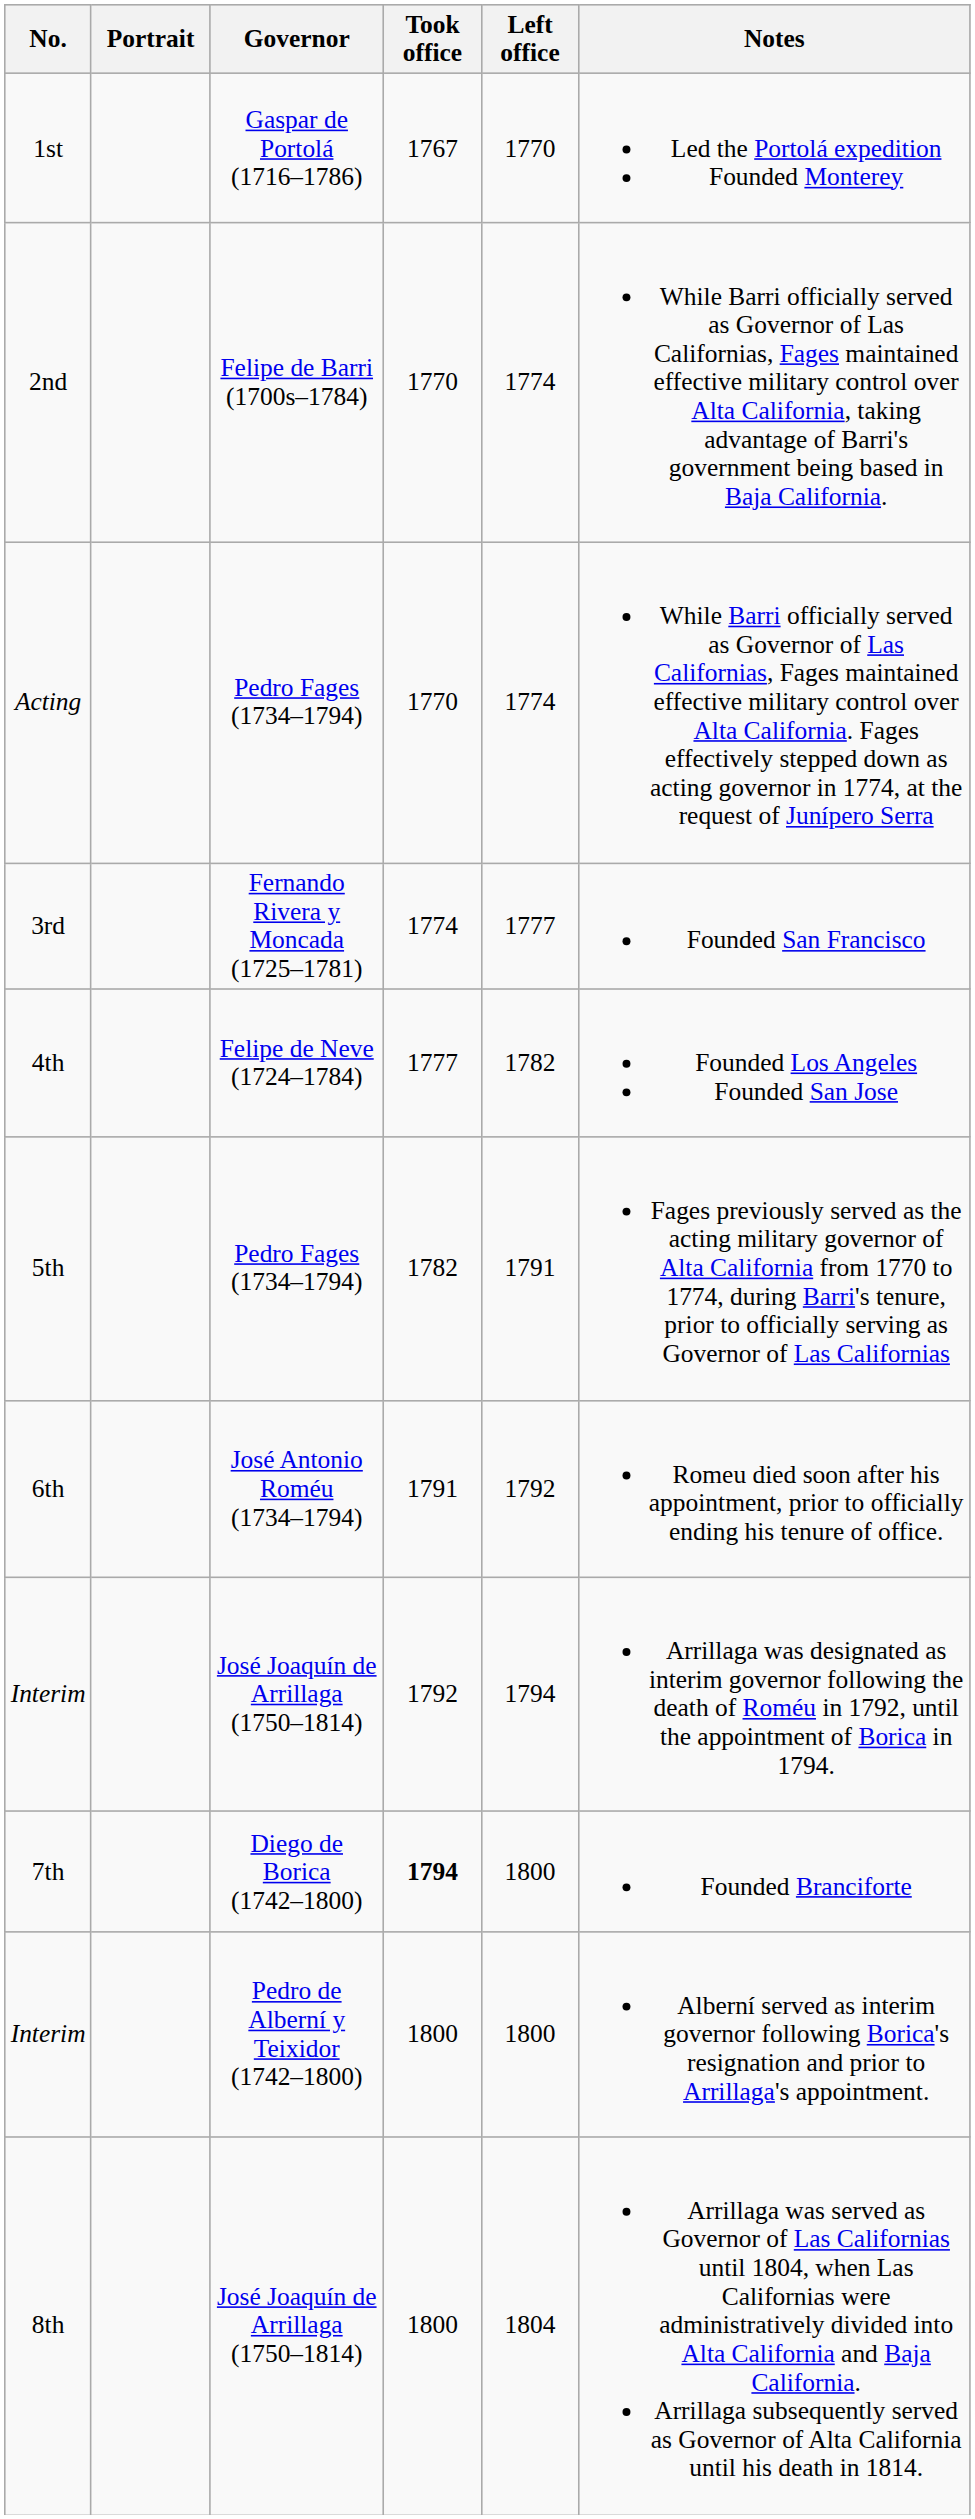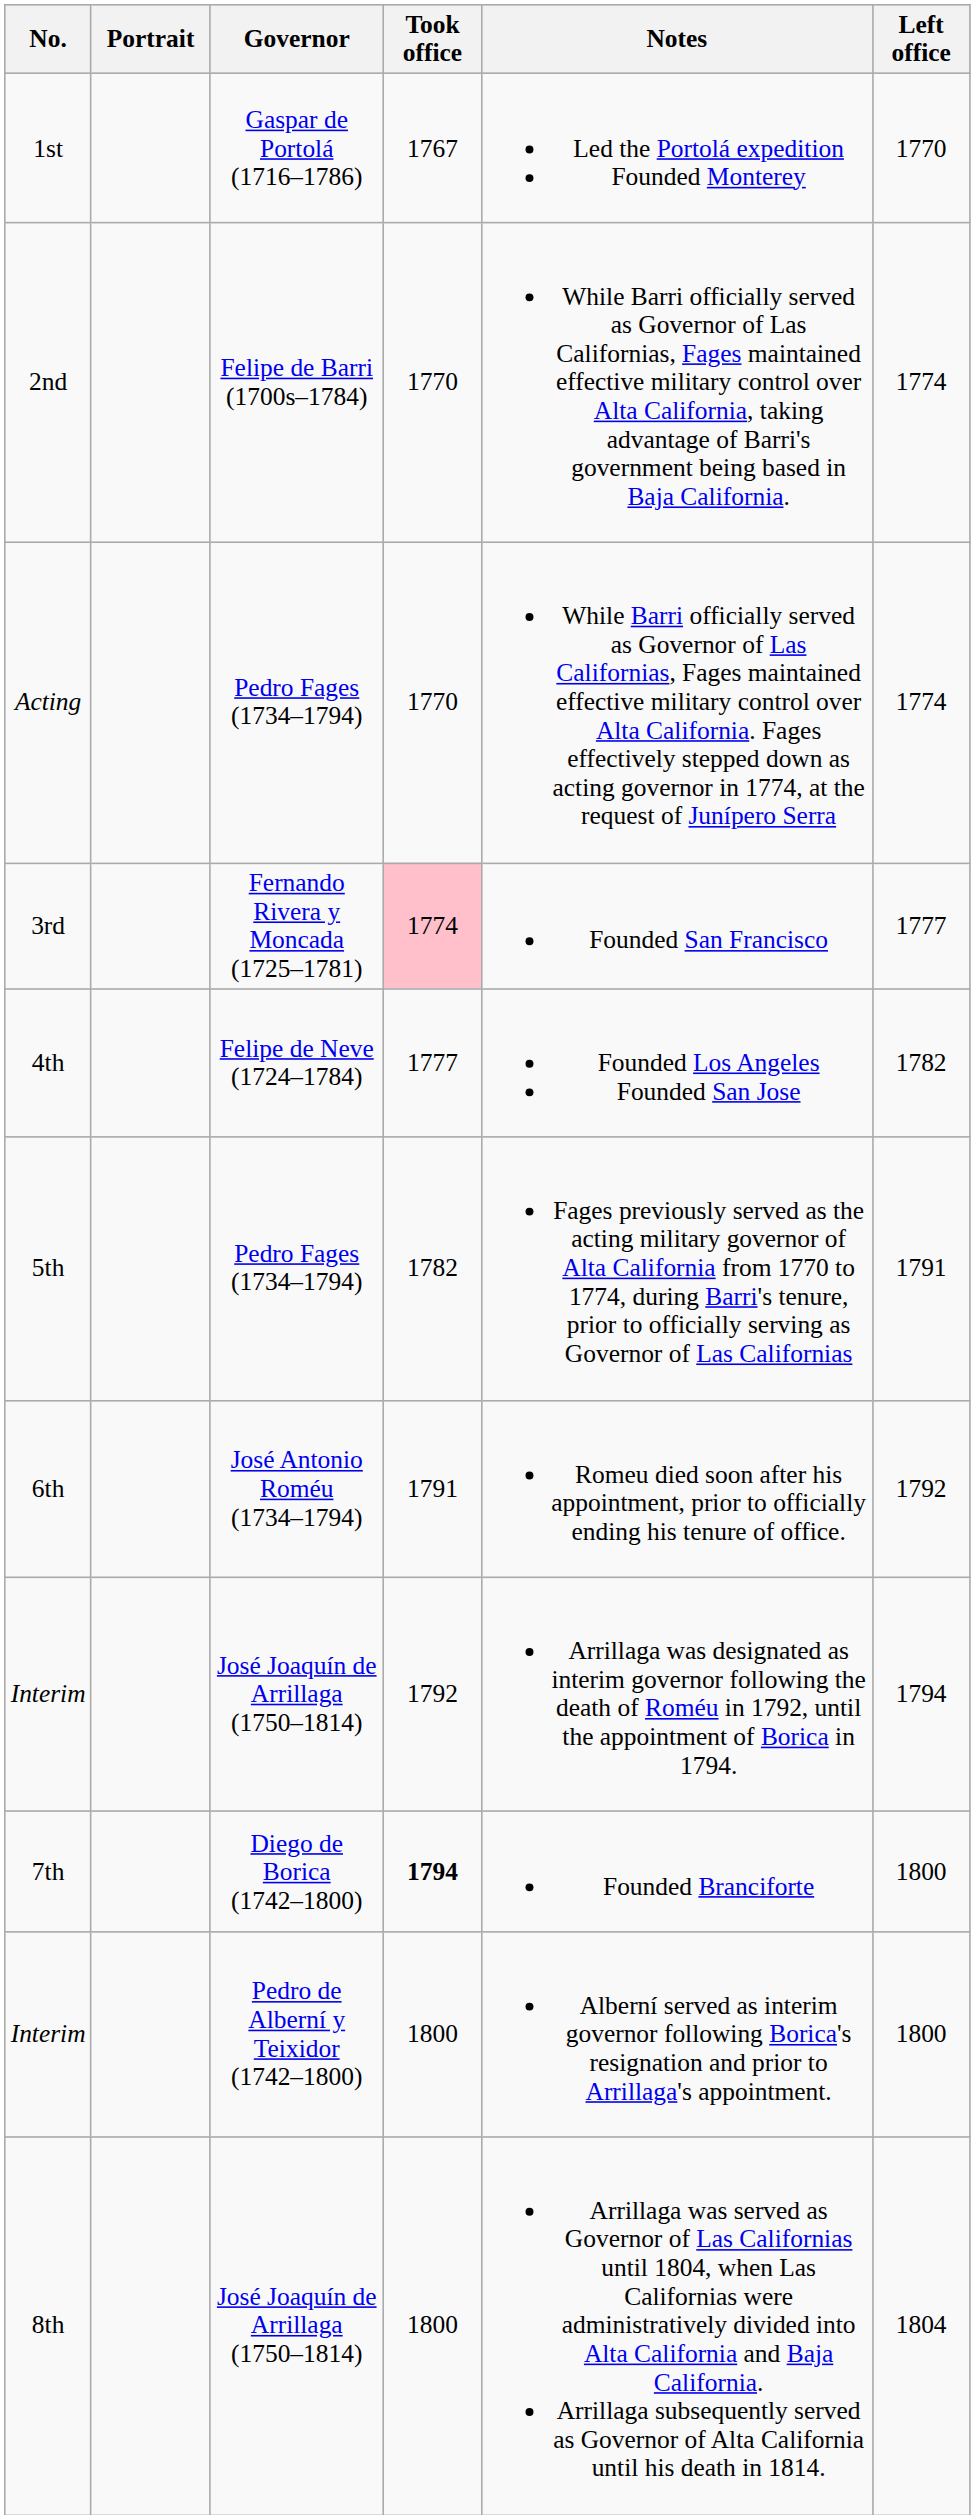columns swapped: (530, 38) <-> (774, 38)
(433, 925) no background -> (433, 925) pink background
